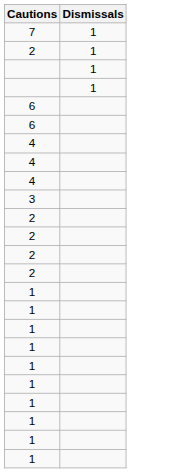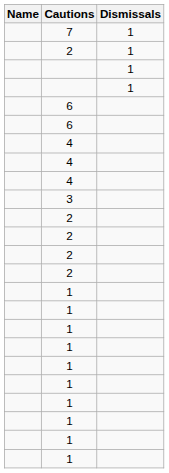+ column: (23, 14)
